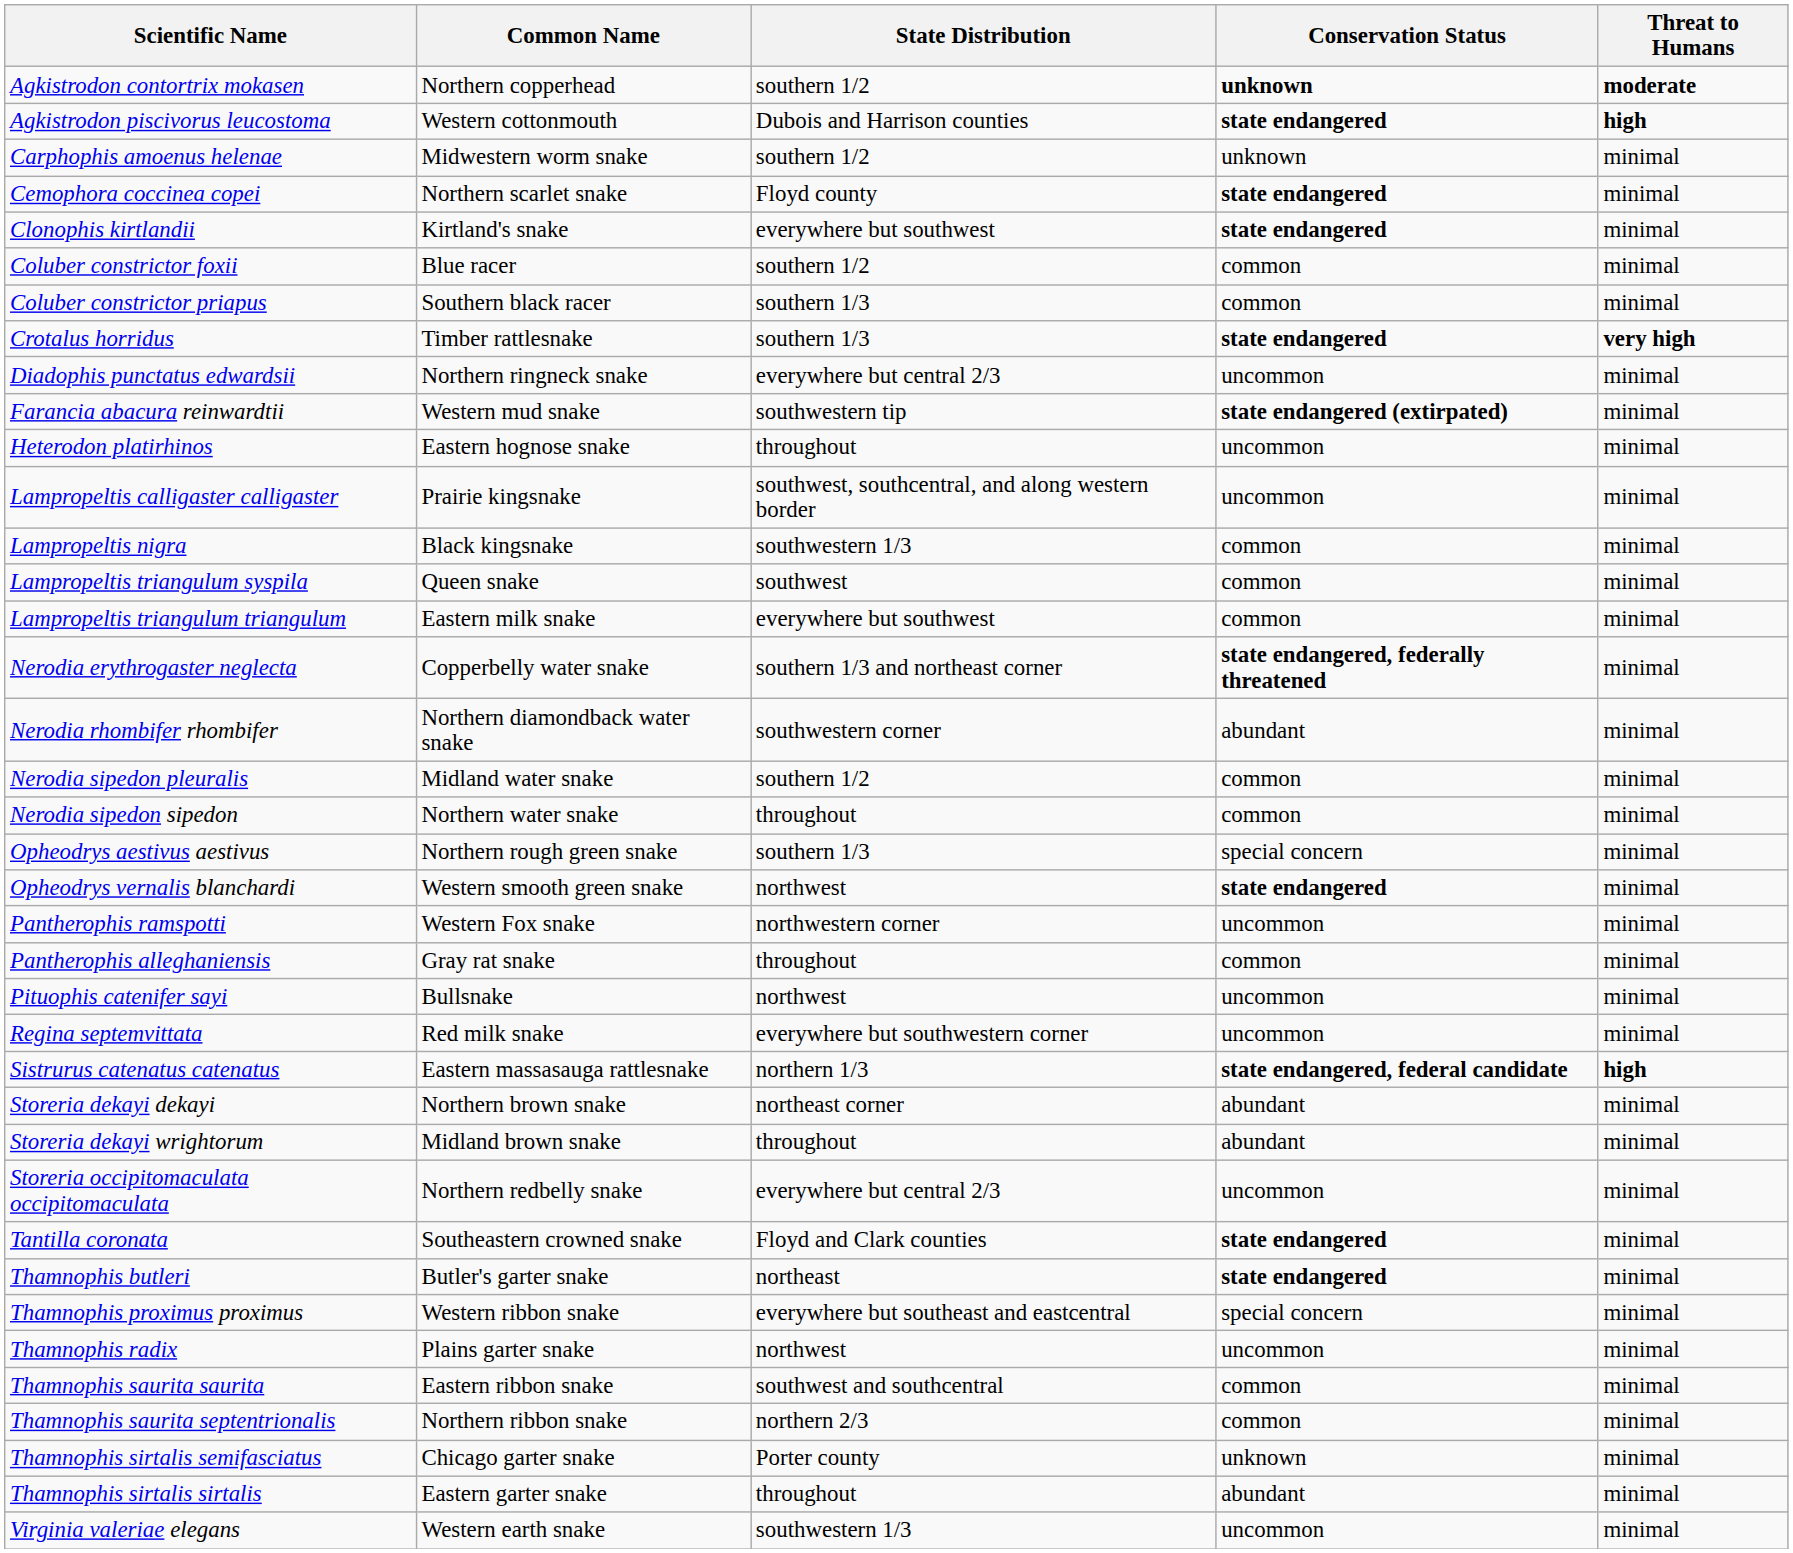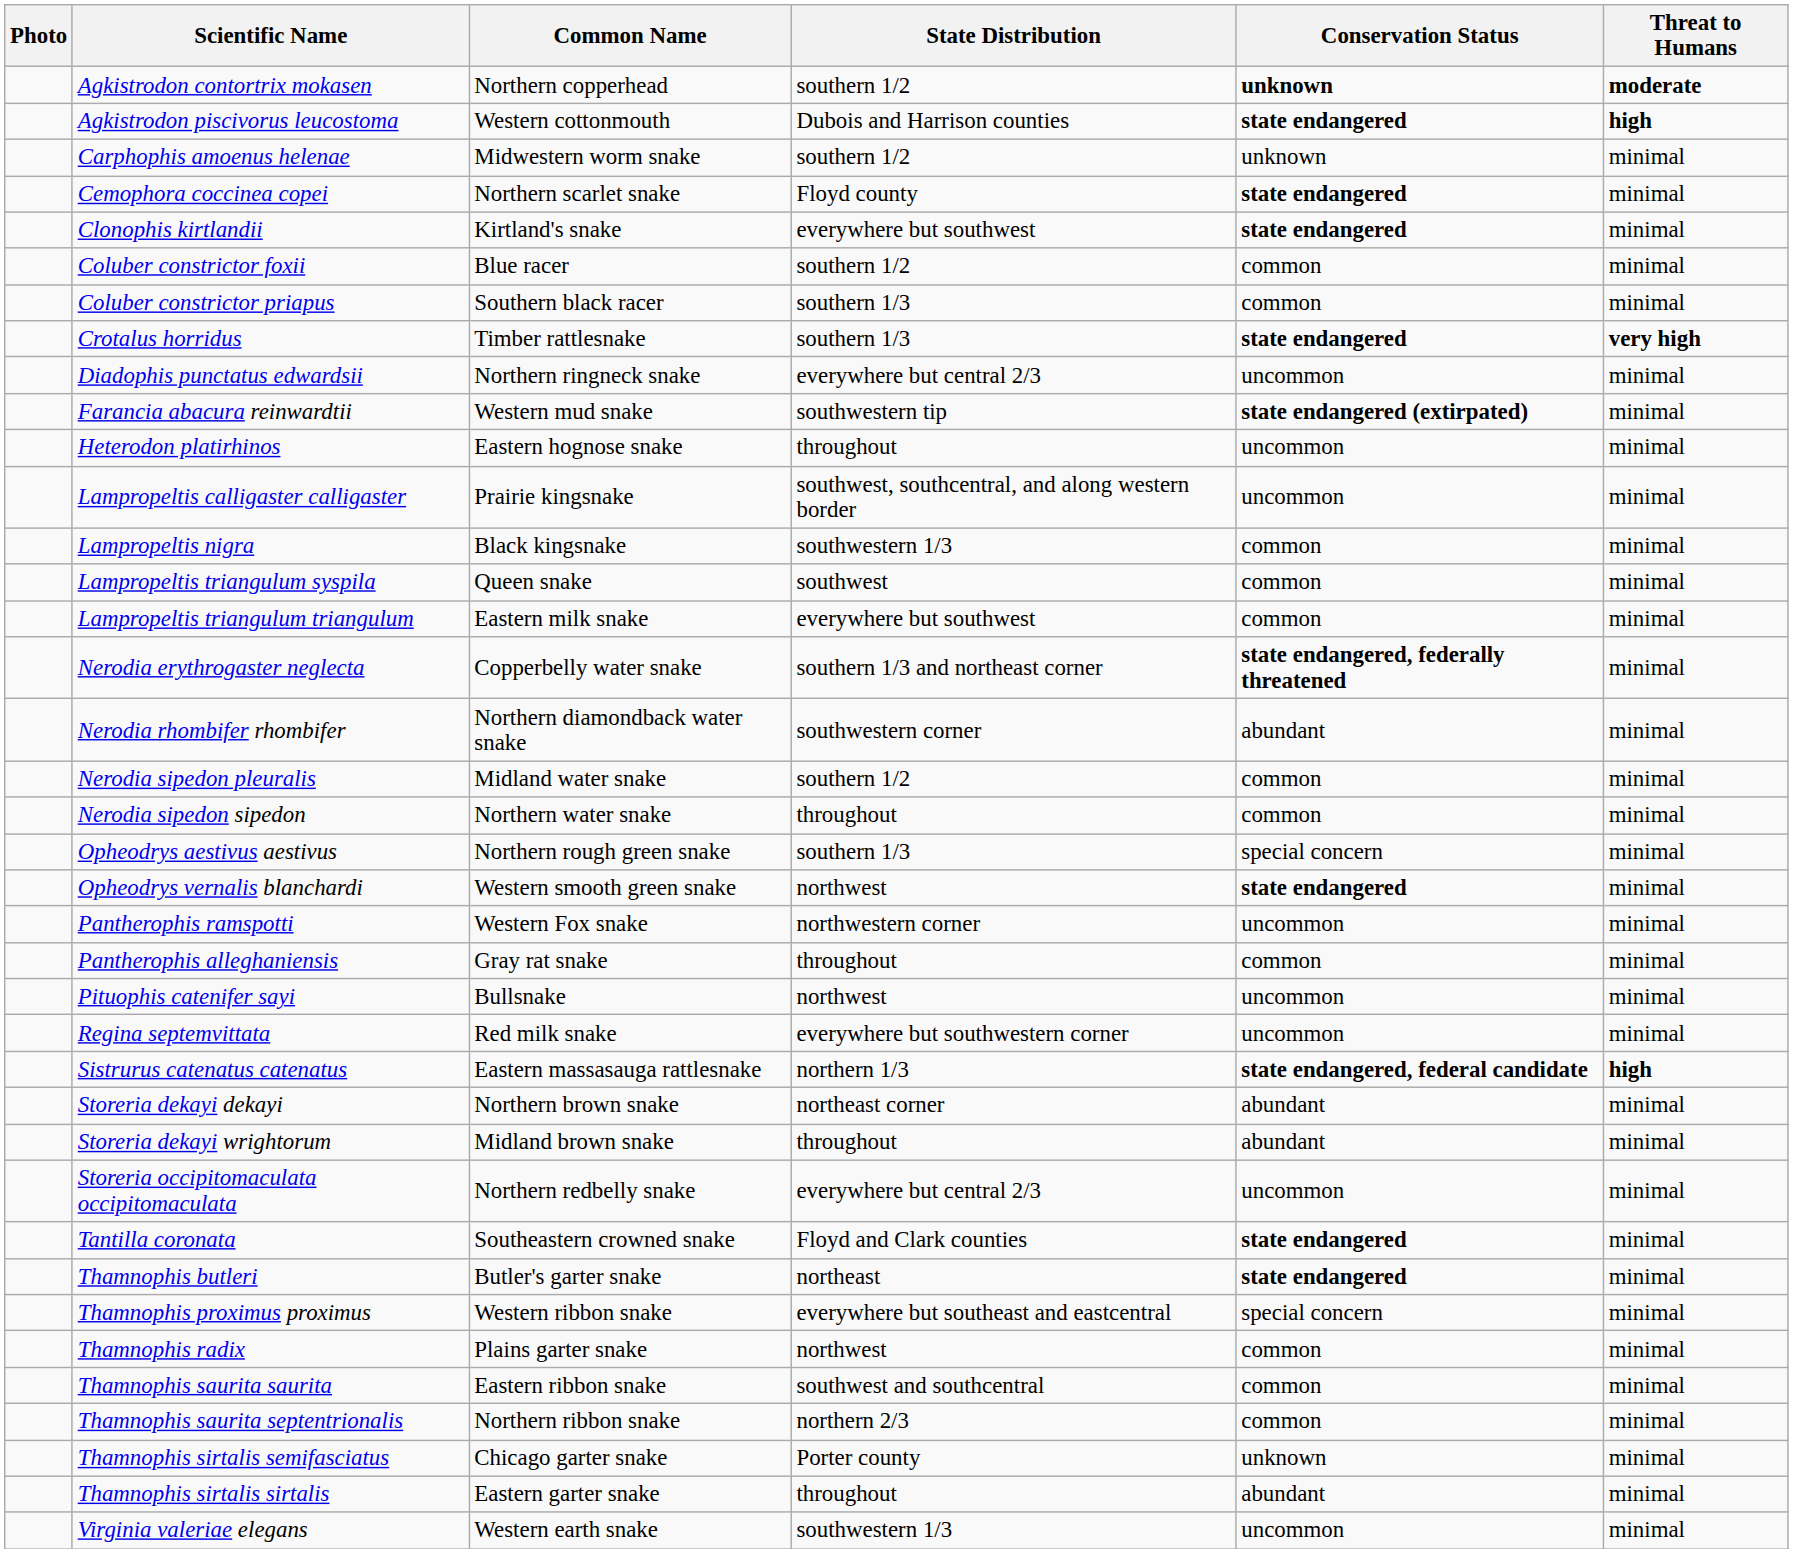+ column: (39, 35)
(1273, 1348) uncommon -> (1281, 1348) common
